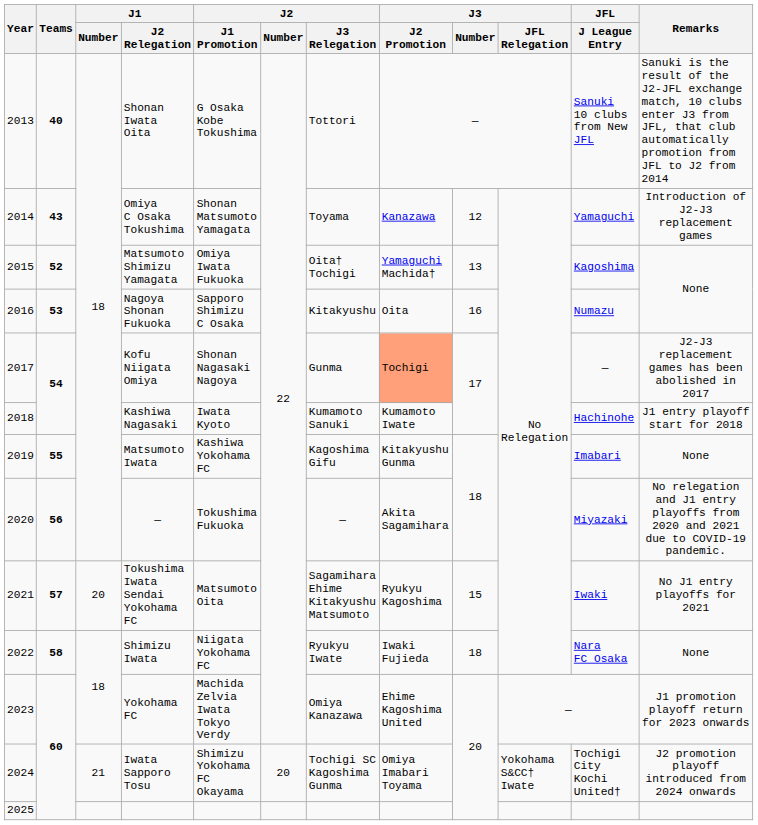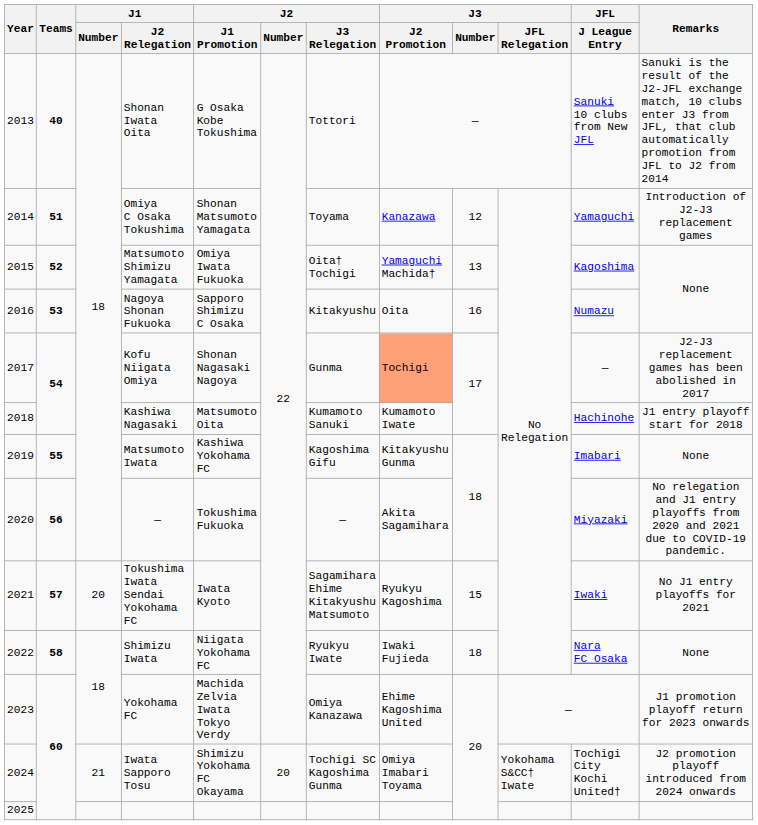(56, 217) 43 -> (56, 217) 51
(213, 418) Iwata Kyoto -> (227, 418) Matsumoto Oita
(227, 596) Matsumoto Oita -> (213, 596) Iwata Kyoto
